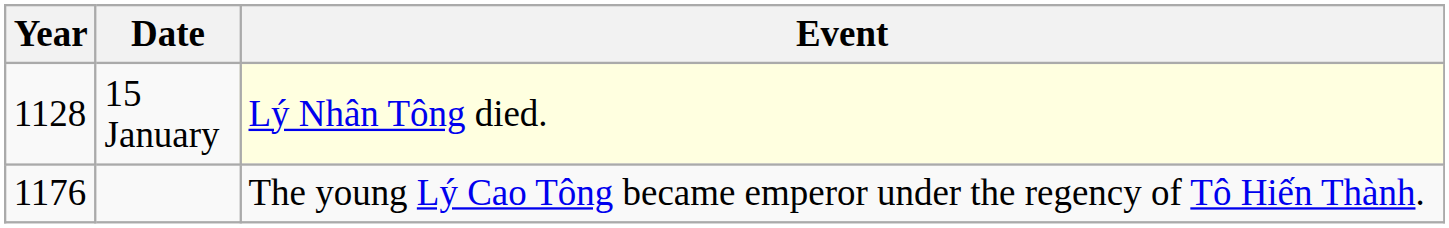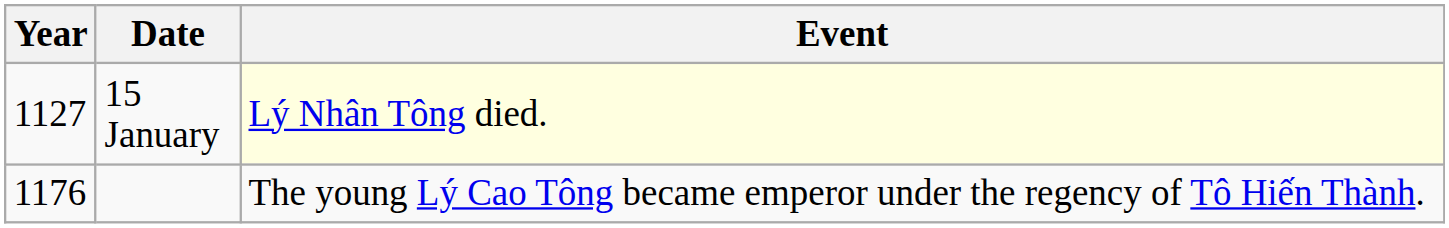(50, 113) 1128 -> (50, 113) 1127
